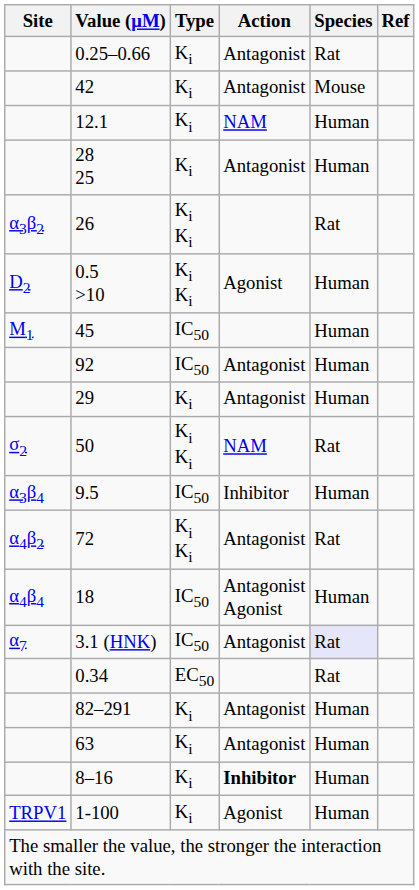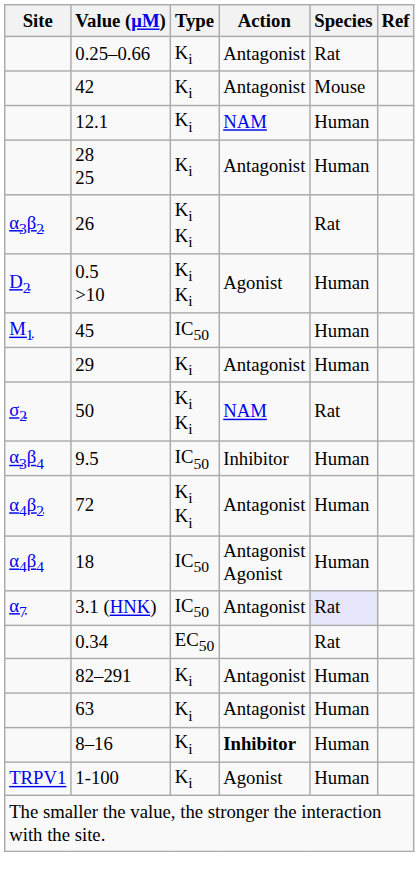- row: (85, 364)
(327, 539) Rat -> (342, 505) Human
